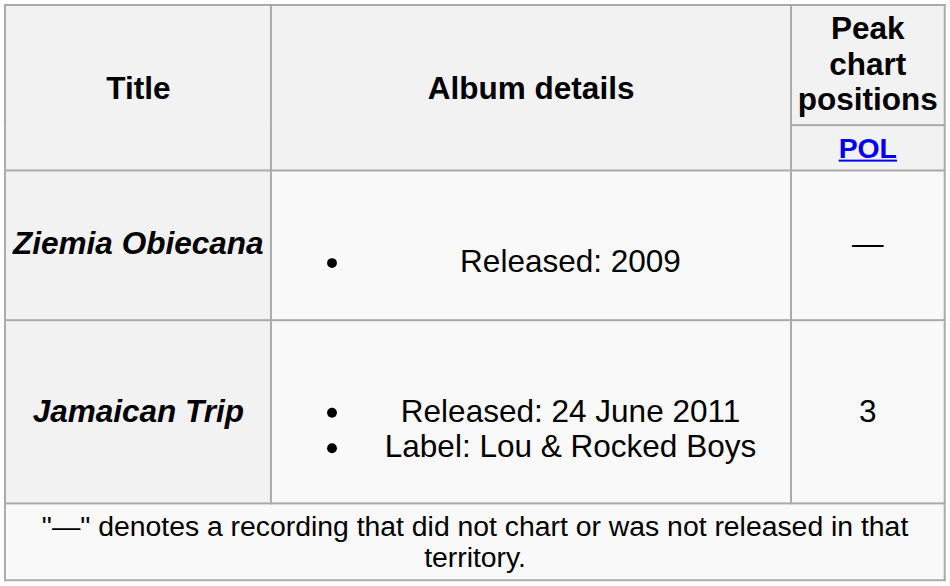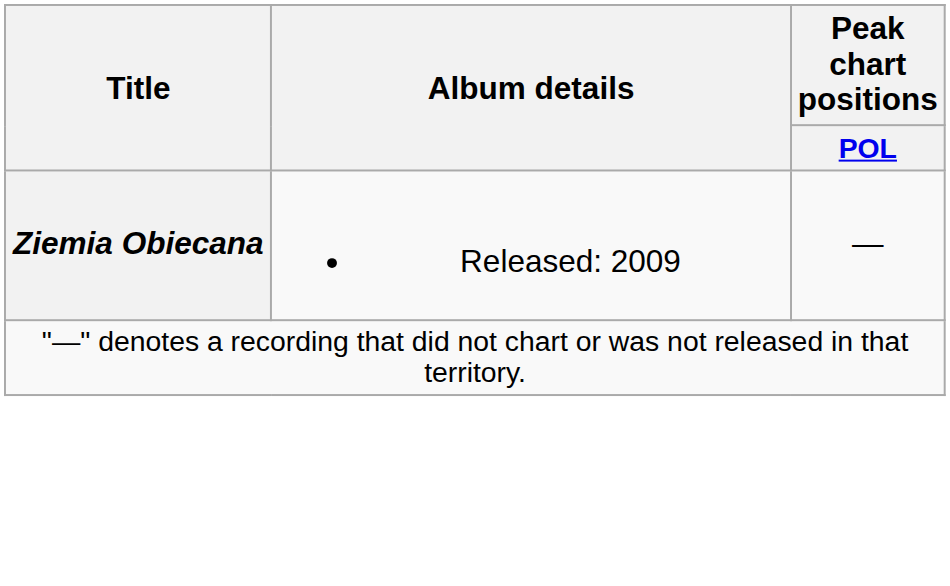- row: (138, 410)
